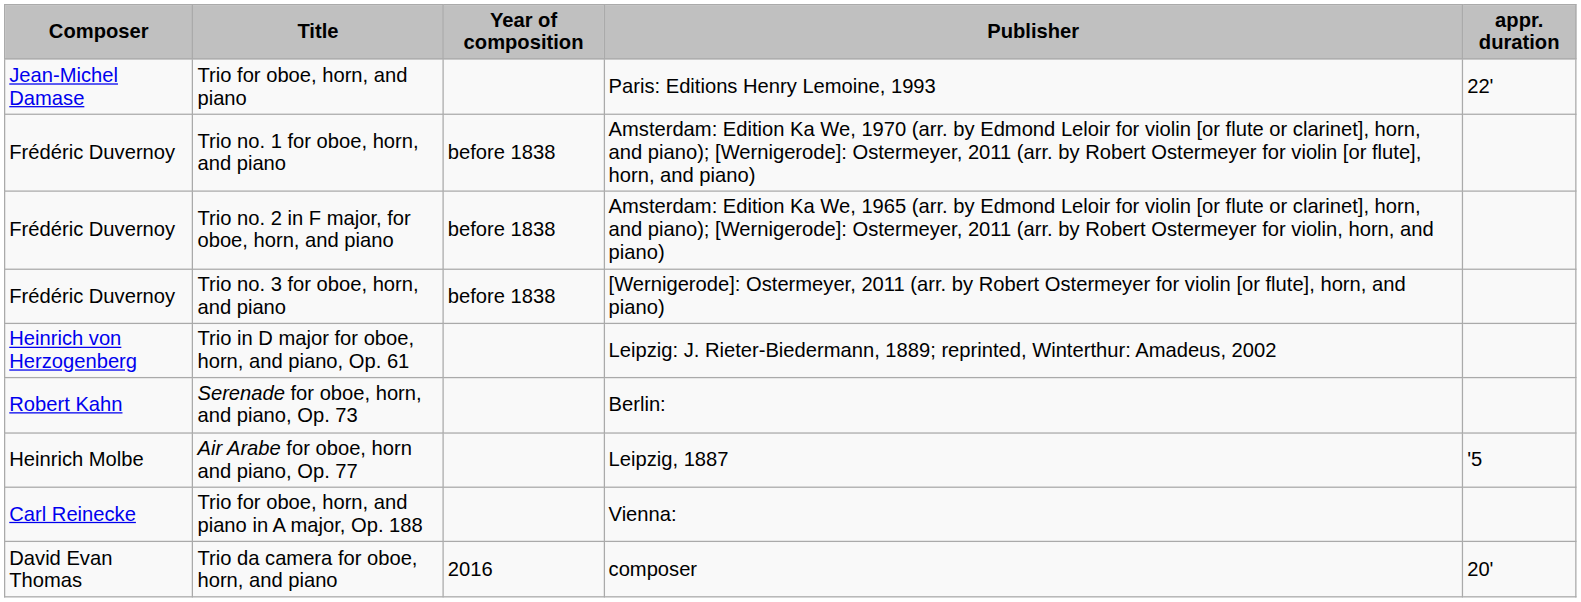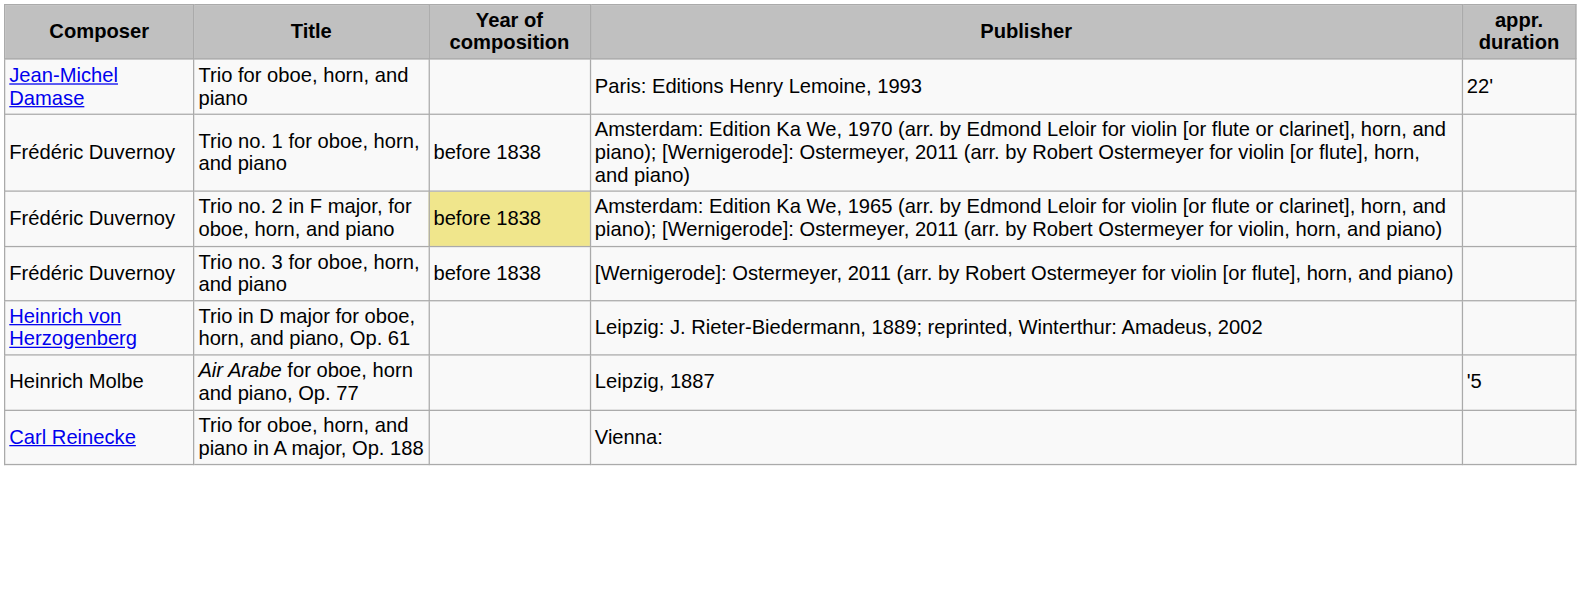(502, 229) no background -> (487, 218) khaki background
- row: (310, 405)
- row: (307, 569)
